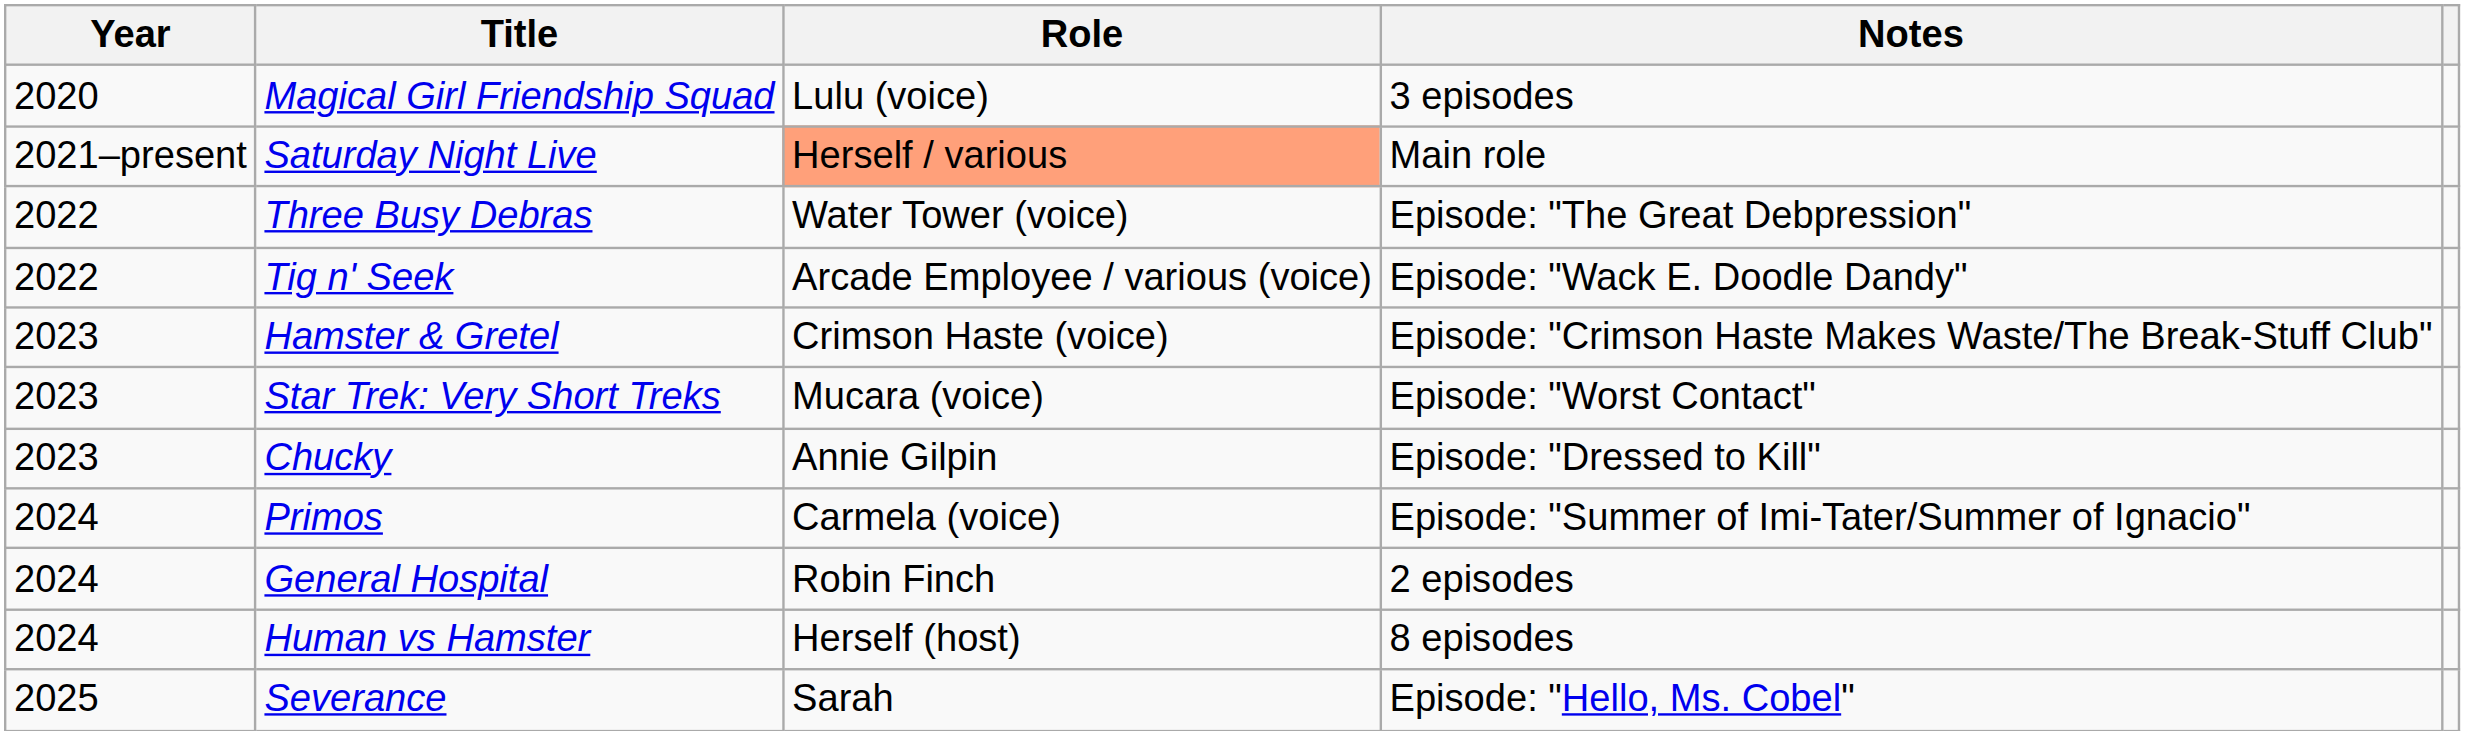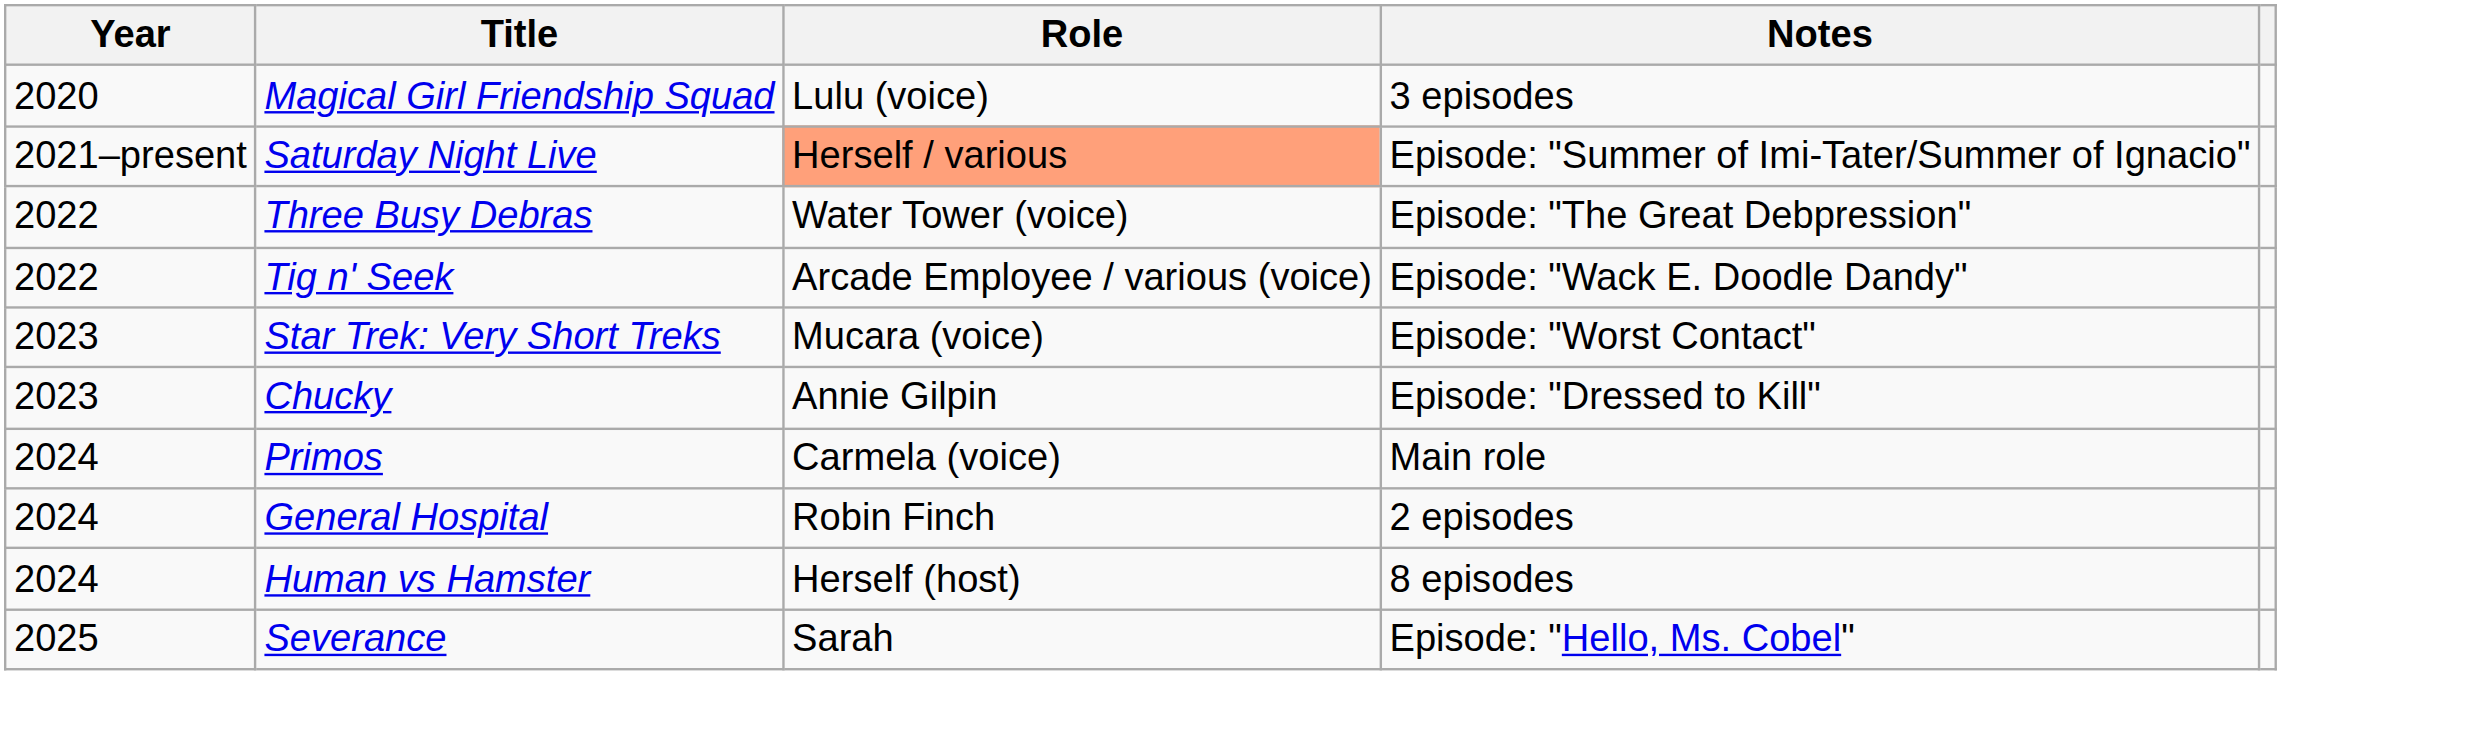(1468, 155) Main role -> (1820, 155) Episode: "Summer of Imi-Tater/Summer of Ignacio"
- row: (412, 336)
(1820, 517) Episode: "Summer of Imi-Tater/Summer of Ignacio" -> (1468, 457) Main role
